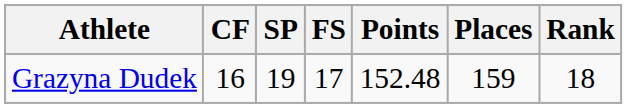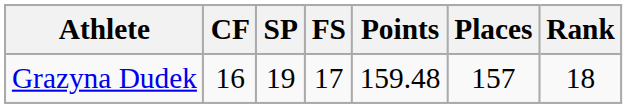(400, 77) 152.48 -> (400, 77) 159.48
(493, 77) 159 -> (493, 77) 157
